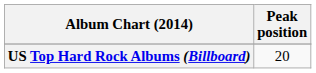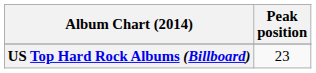(282, 56) 20 -> (282, 56) 23
